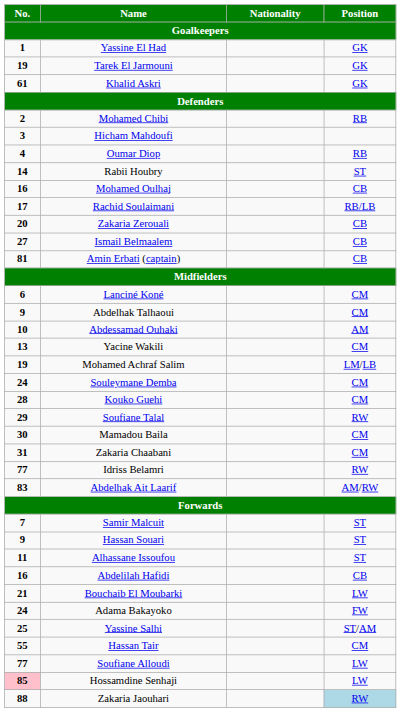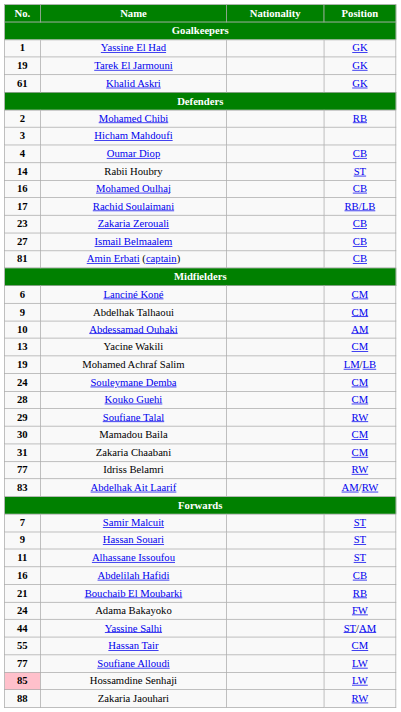(360, 154) RB -> (360, 154) CB
(22, 224) 20 -> (22, 224) 23
(360, 593) LW -> (360, 593) RB
(22, 628) 25 -> (22, 628) 44
(360, 699) lightblue background -> (360, 699) no background
